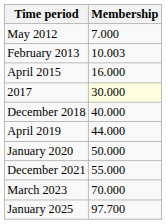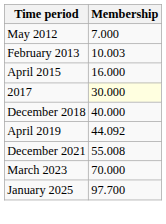(108, 131) 44.000 -> (108, 131) 44.092
- row: (40, 151)
(108, 170) 55.000 -> (108, 151) 55.008
